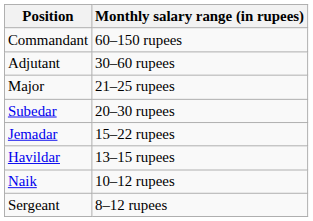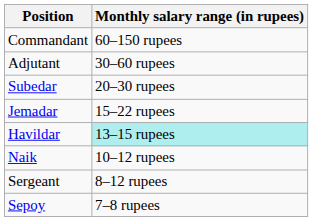- row: (26, 87)
(135, 157) no background -> (135, 134) paleturquoise background
+ row: (26, 205)
